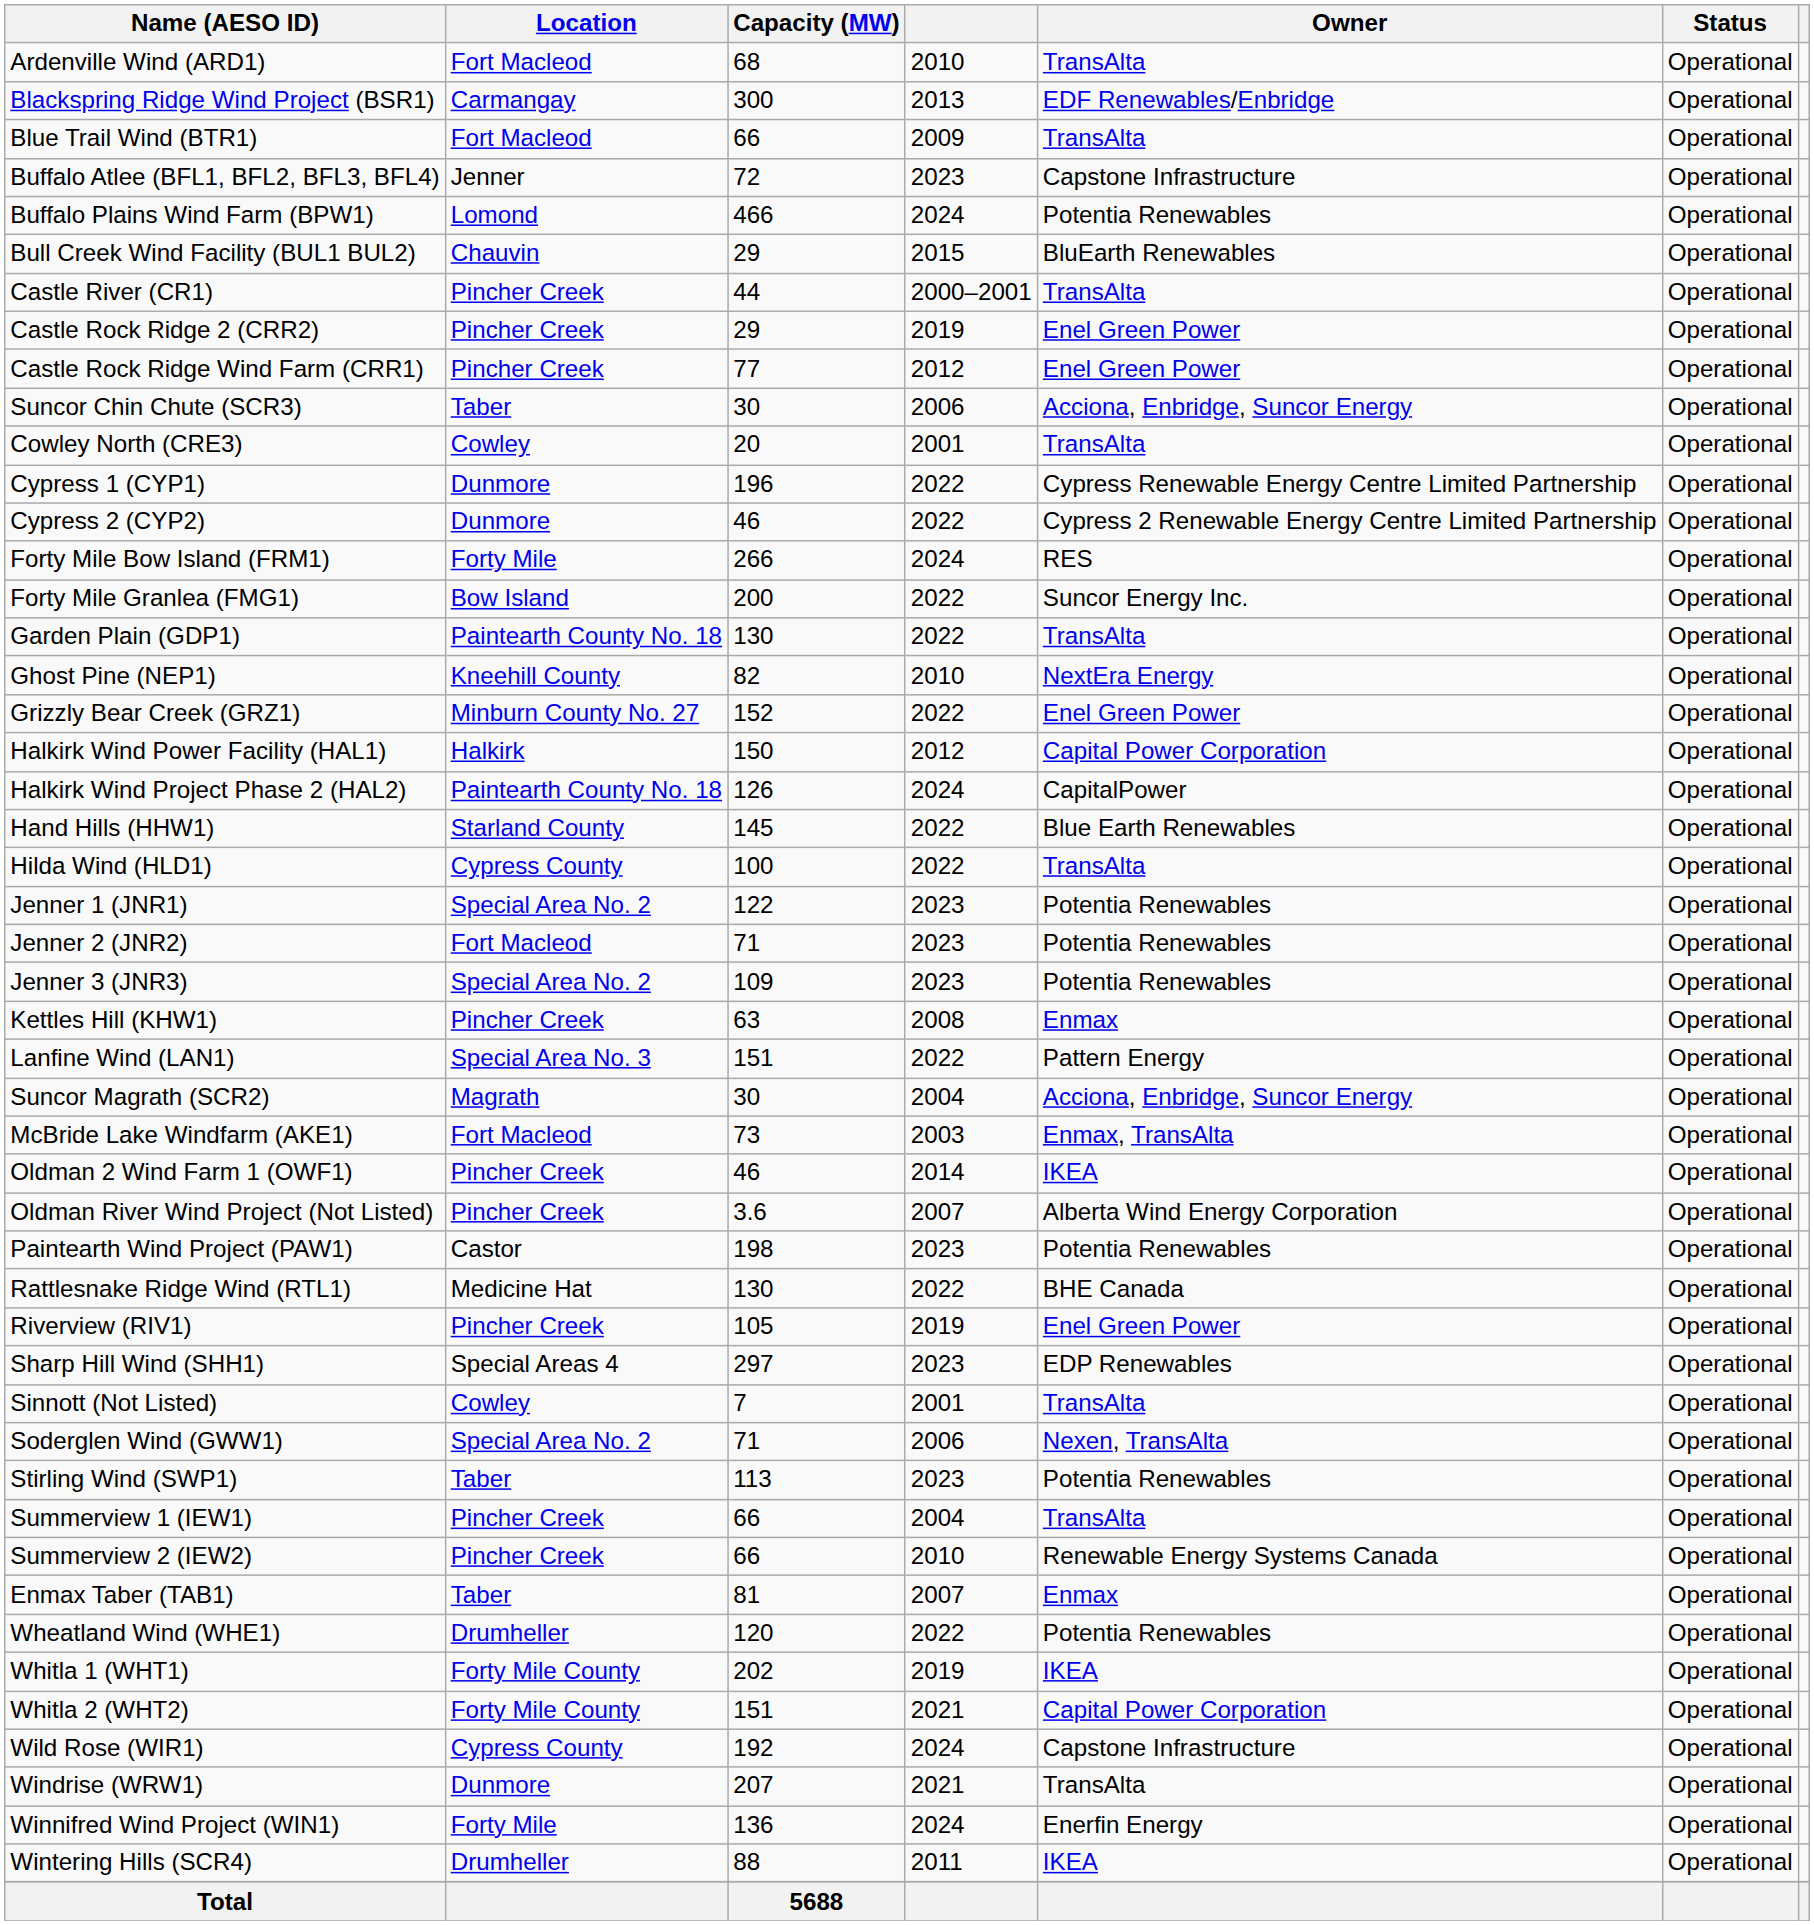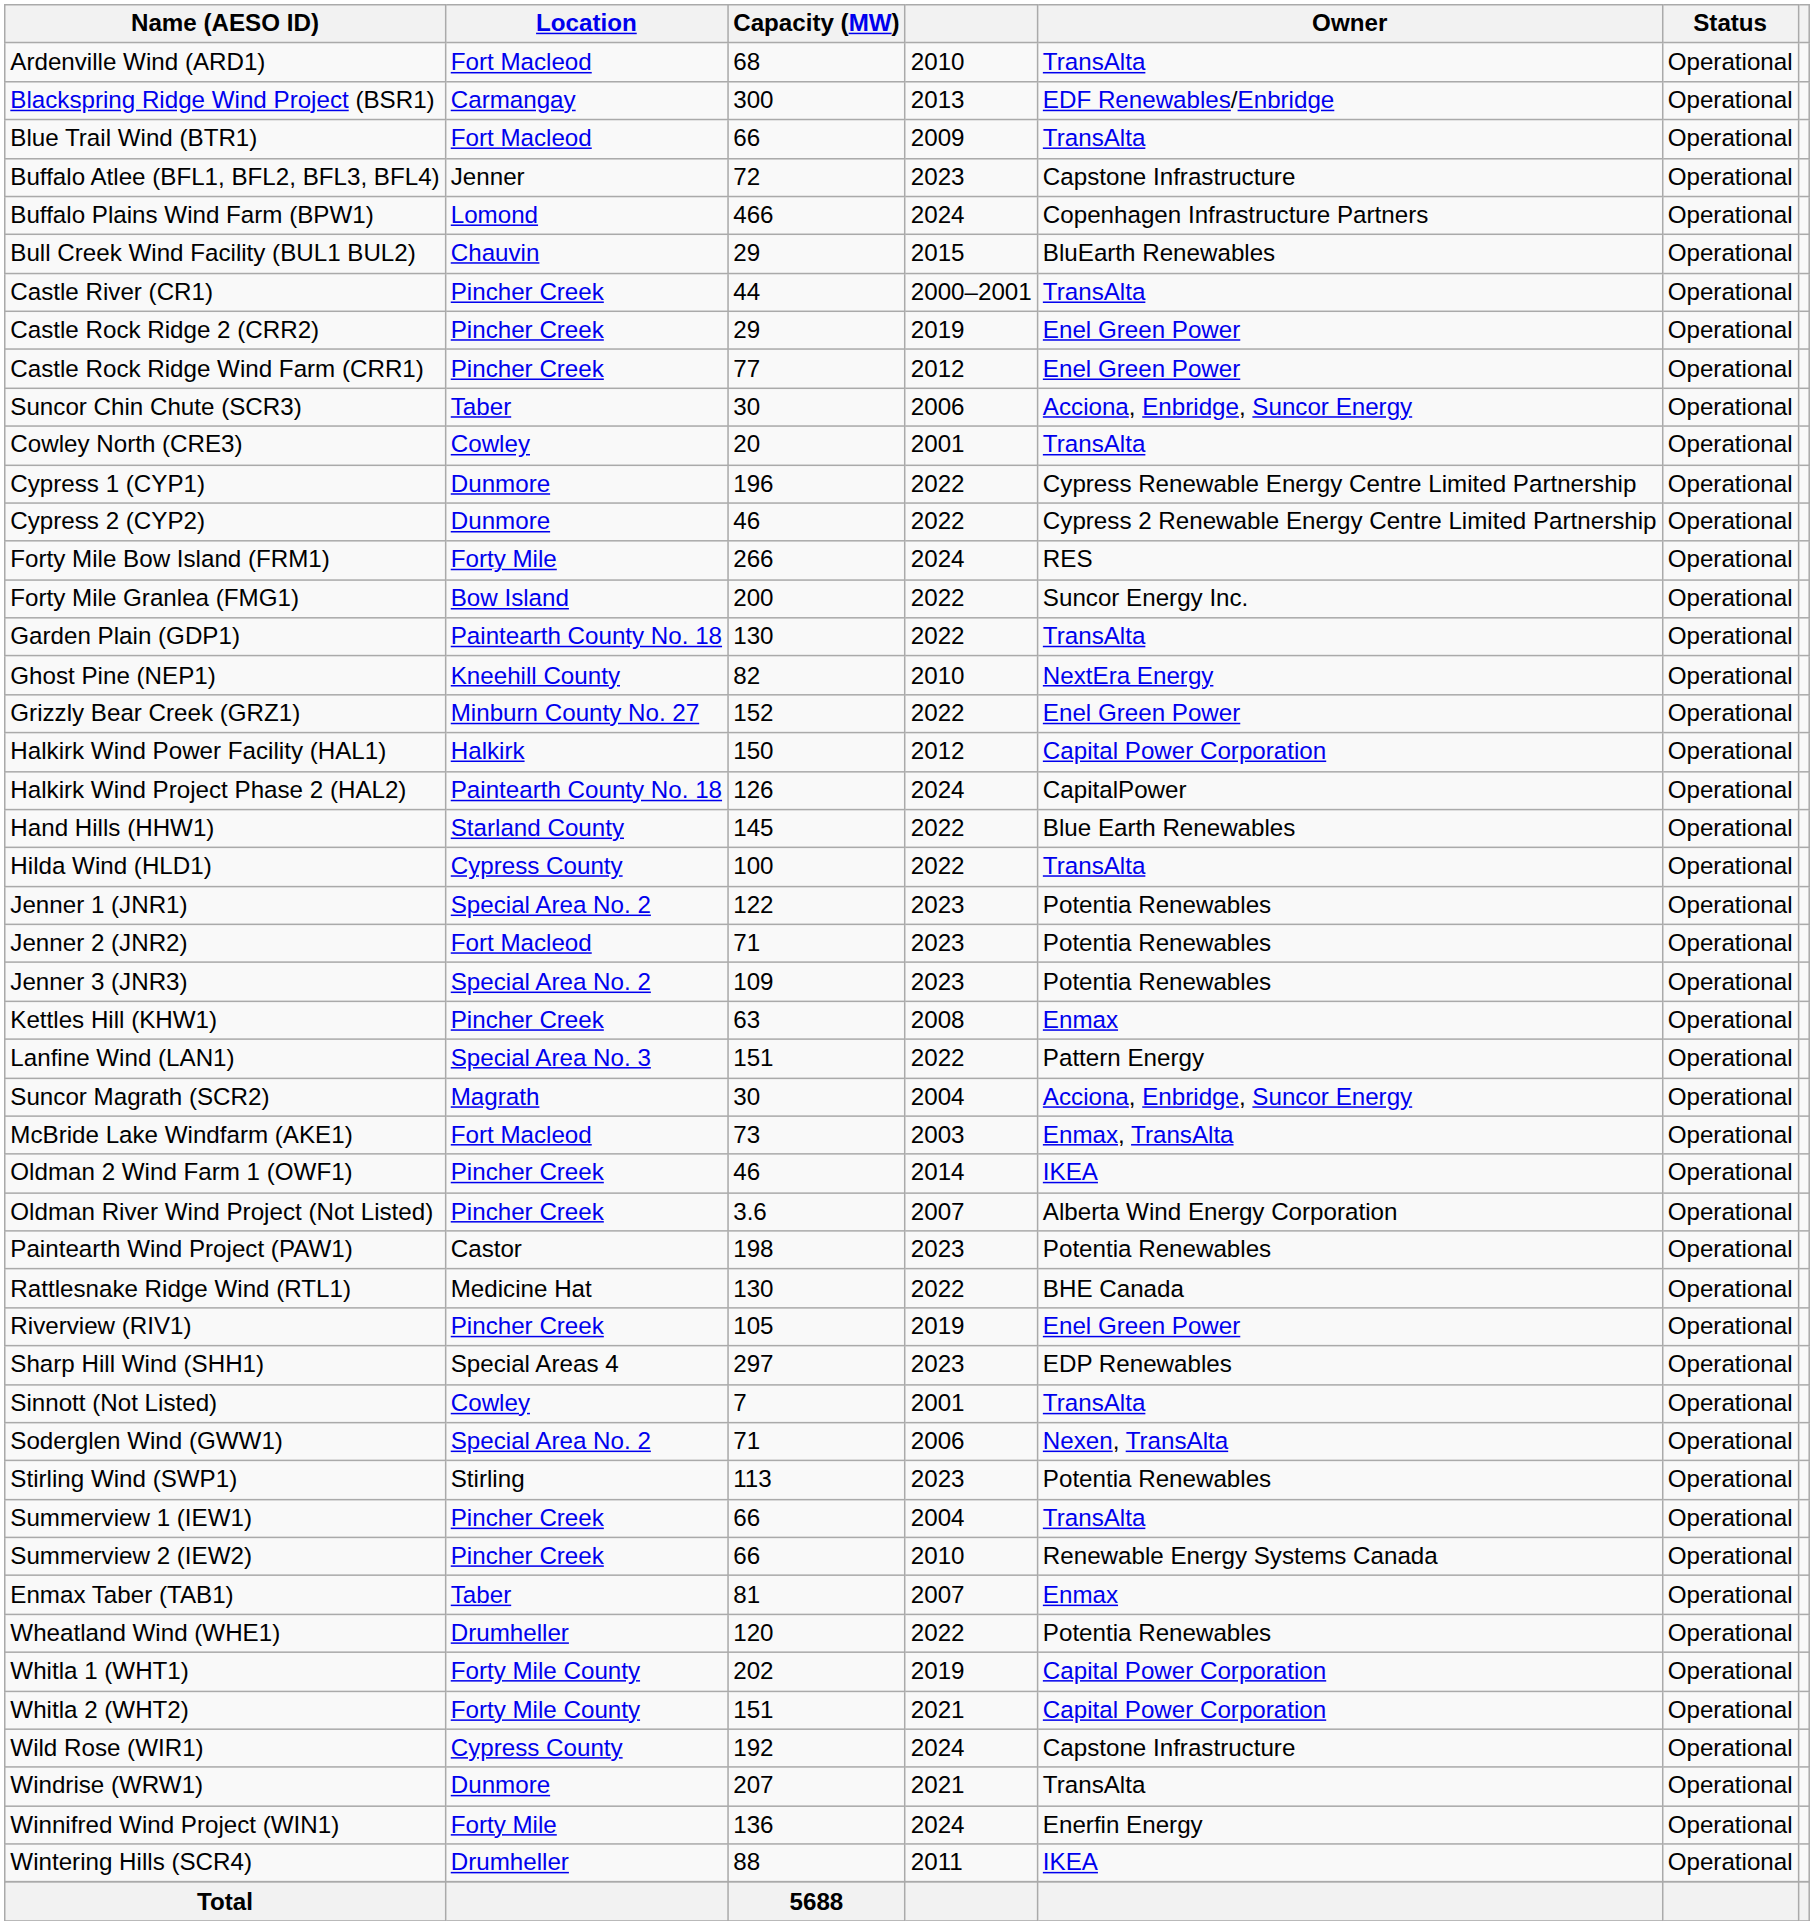(1157, 215) Potentia Renewables -> (1236, 215) Copenhagen Infrastructure Partners
(481, 1479) Taber -> (488, 1479) Stirling
(1070, 1671) IKEA -> (1185, 1671) Capital Power Corporation
